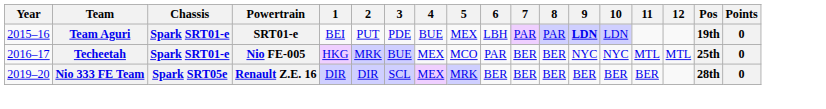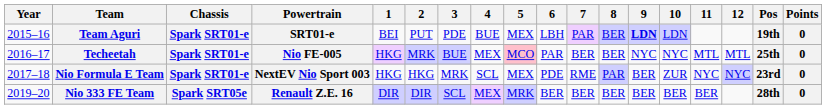(554, 34) PAR -> (614, 34) BER
(464, 54) no background -> (520, 54) pink background
+ row: (110, 73)
